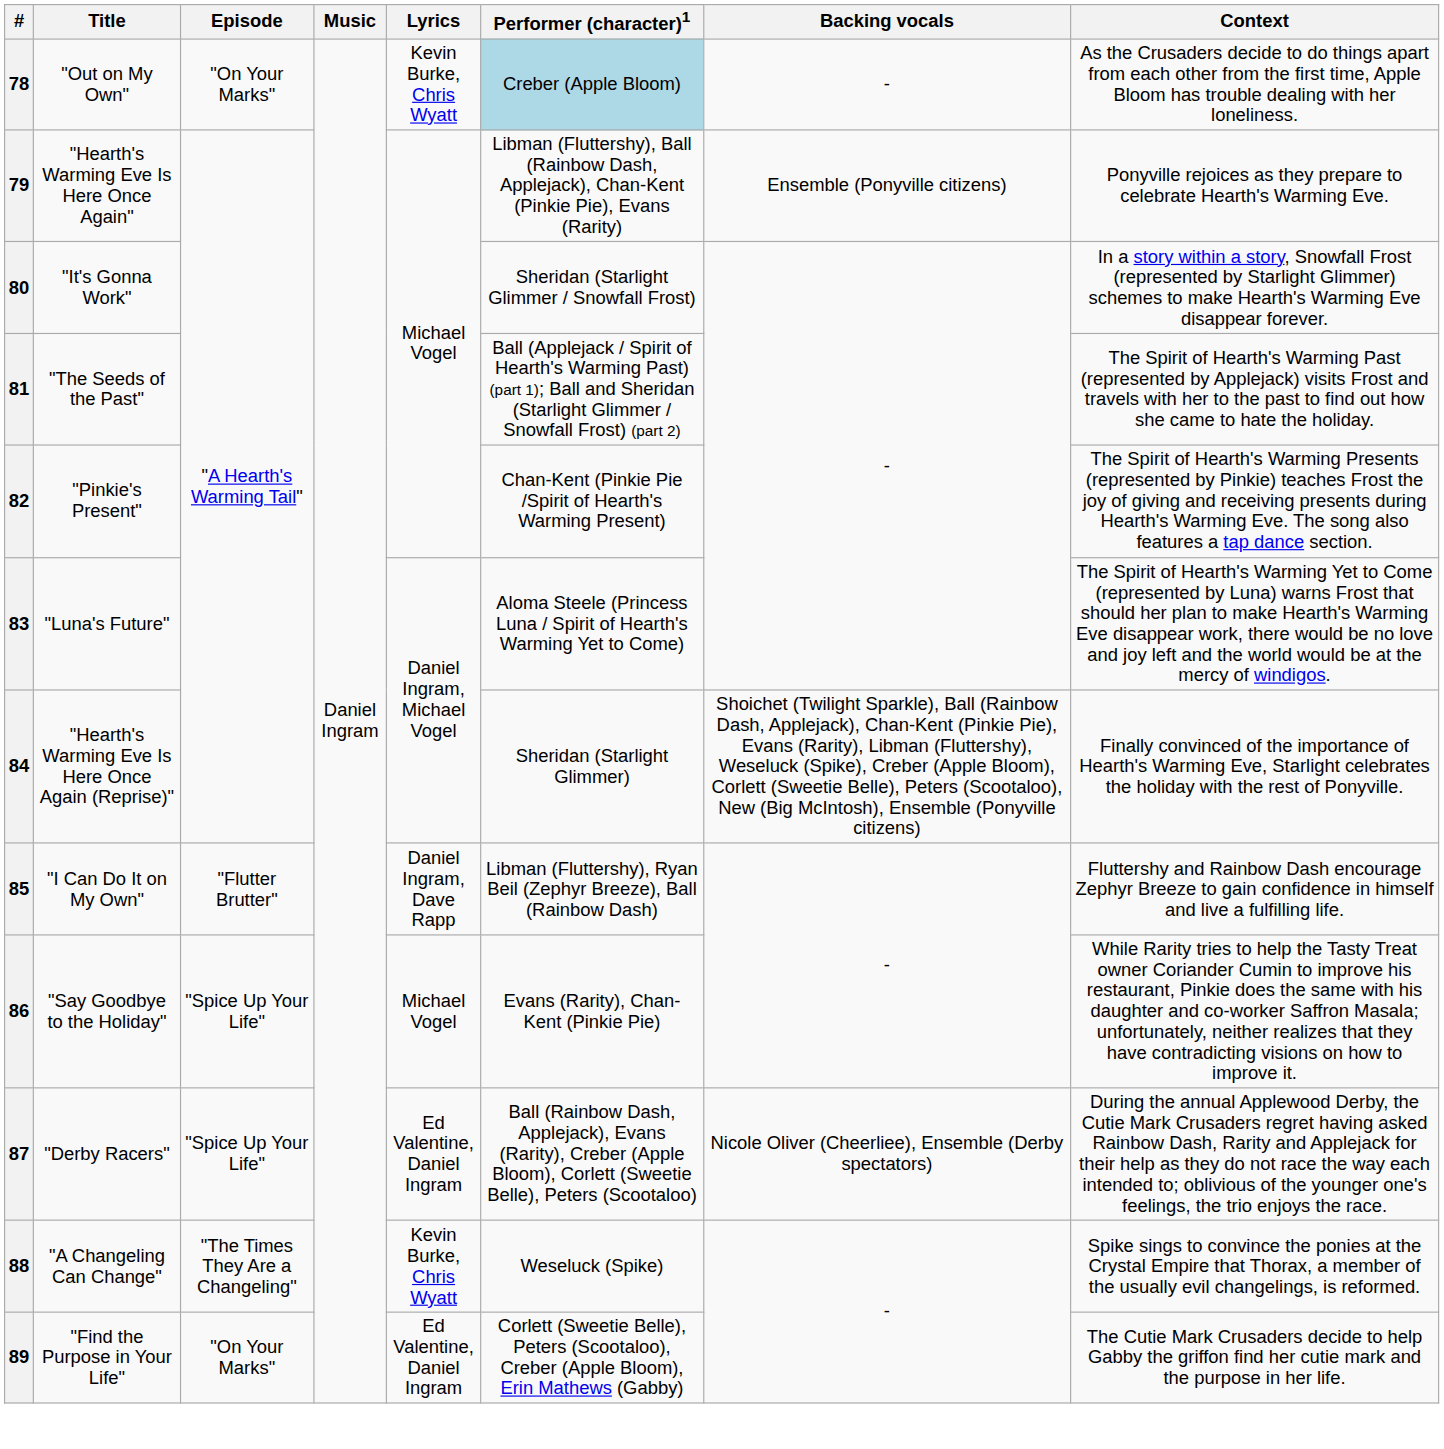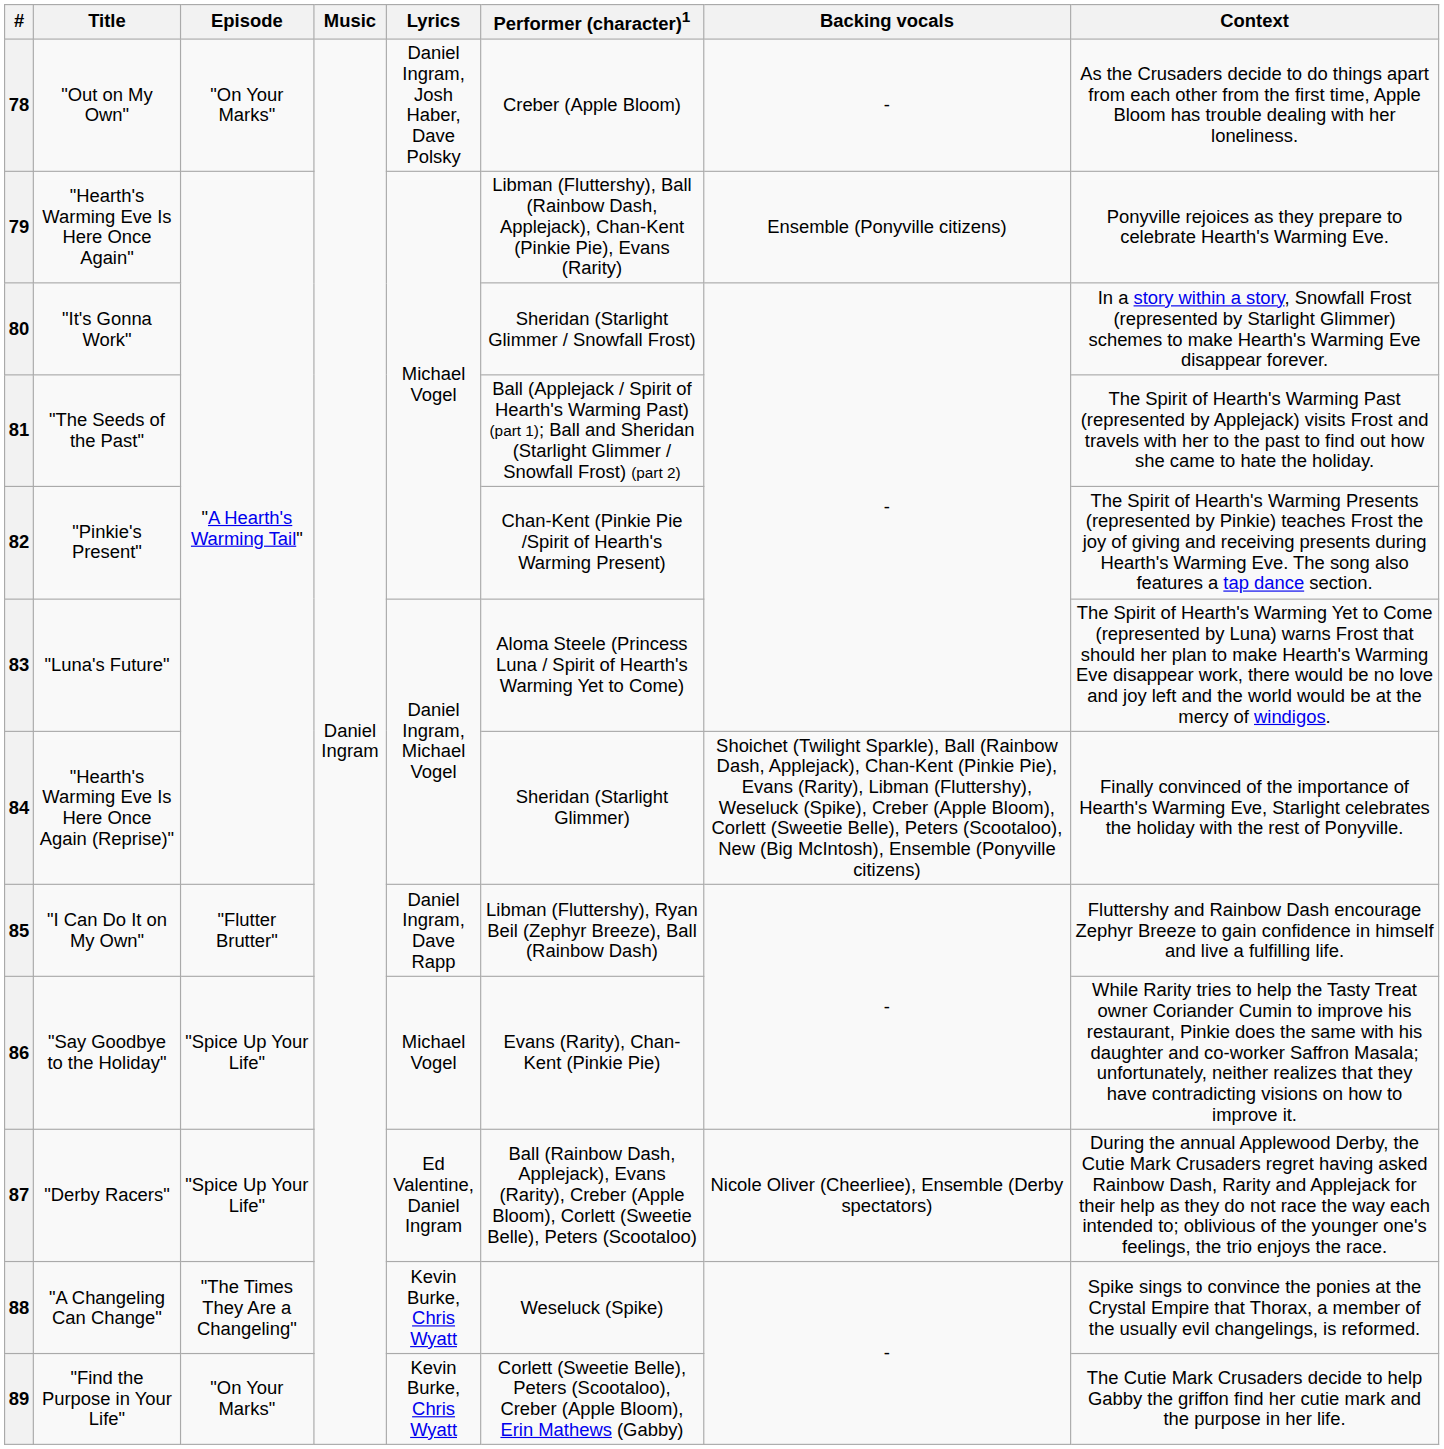(434, 84) Kevin Burke, Chris Wyatt -> (434, 104) Daniel Ingram, Josh Haber, Dave Polsky
(592, 84) lightblue background -> (592, 104) no background
(434, 1357) Ed Valentine, Daniel Ingram -> (434, 1398) Kevin Burke, Chris Wyatt
